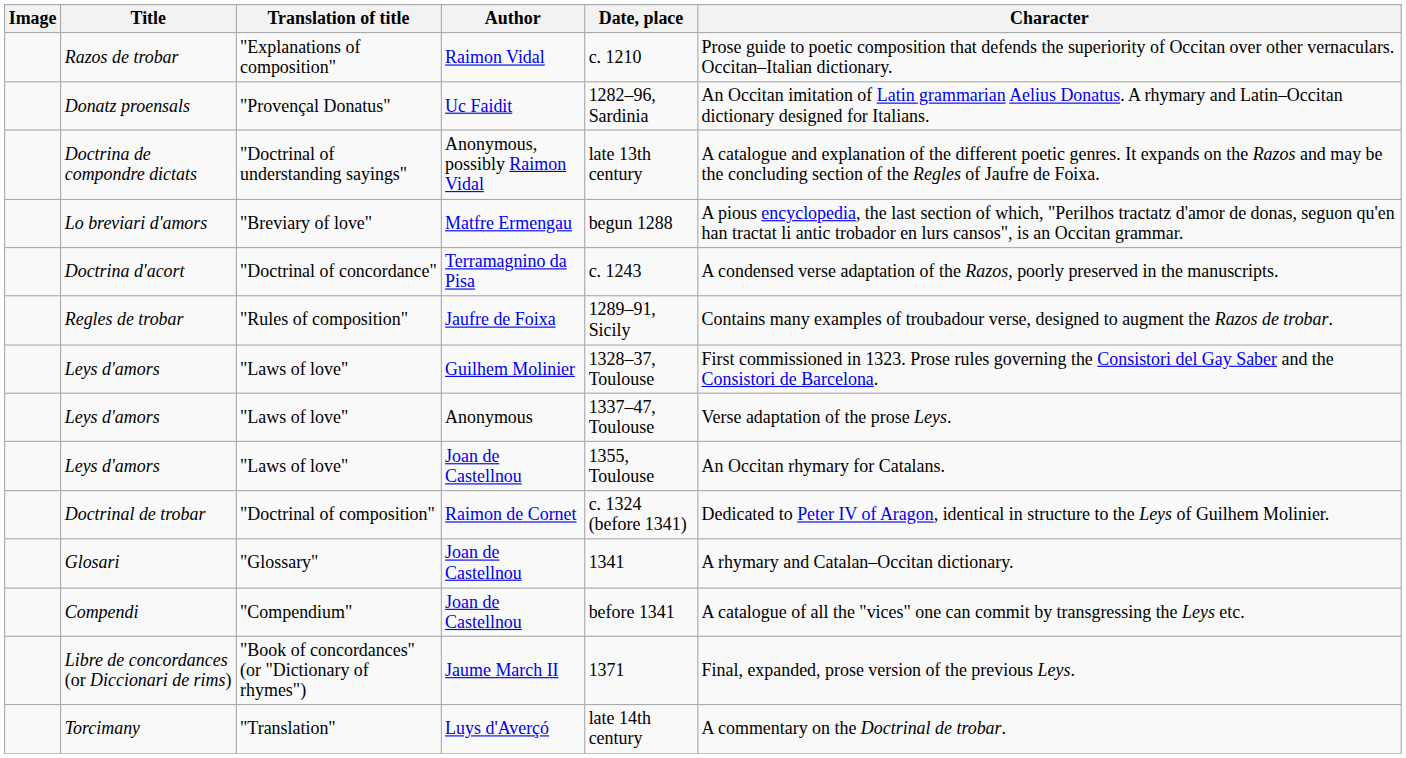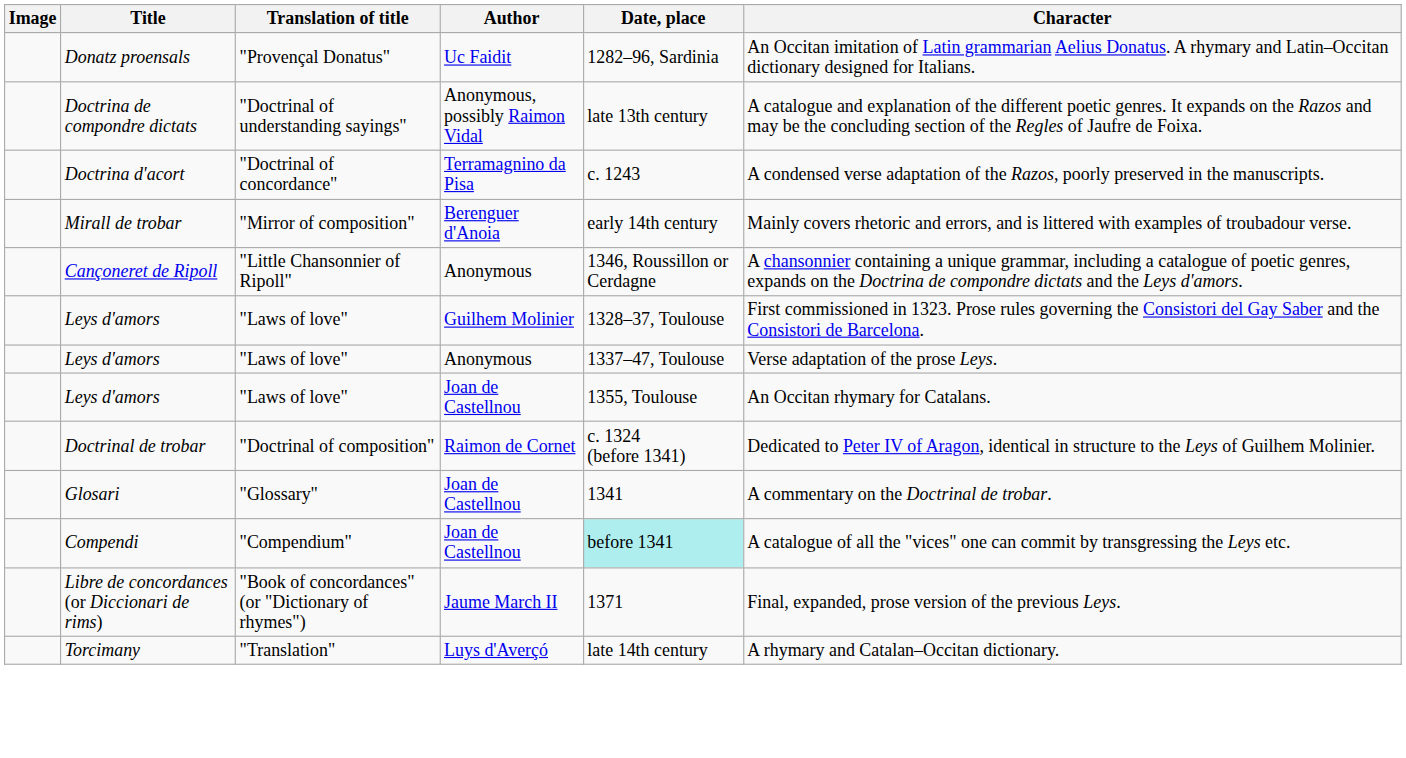- row: (122, 57)
- row: (136, 223)
- row: (124, 320)
+ row: (123, 223)
+ row: (141, 271)
(858, 563) A rhymary and Catalan–Occitan dictionary. -> (900, 494) A commentary on the Doctrinal de trobar.
(632, 611) no background -> (630, 543) paleturquoise background
(854, 729) A commentary on the Doctrinal de trobar. -> (903, 650) A rhymary and Catalan–Occitan dictionary.
